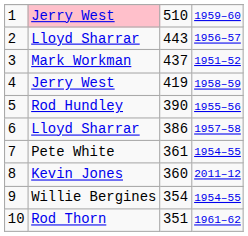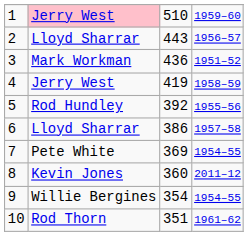(176, 61) 437 -> (176, 61) 436
(176, 107) 390 -> (176, 107) 392
(176, 152) 361 -> (176, 152) 369
